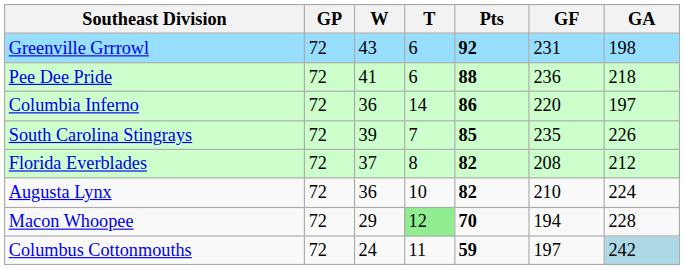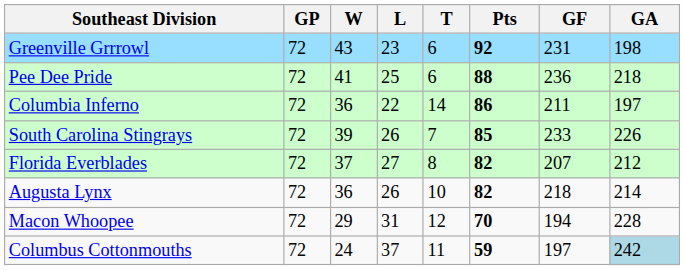+ column: (400, 18)
(547, 105) 220 -> (557, 105) 211
(547, 134) 235 -> (558, 134) 233
(547, 163) 208 -> (558, 163) 207
(547, 192) 210 -> (558, 192) 218
(622, 192) 224 -> (627, 192) 214
(418, 221) lightgreen background -> (437, 221) no background
